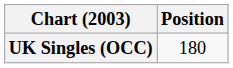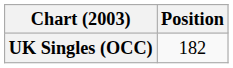(193, 47) 180 -> (193, 47) 182
